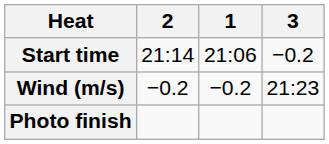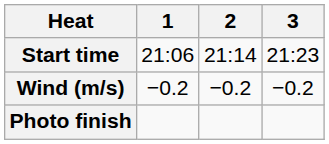columns swapped: (230, 21) <-> (168, 21)
(293, 54) −0.2 -> (293, 54) 21:23
(293, 88) 21:23 -> (293, 88) −0.2
